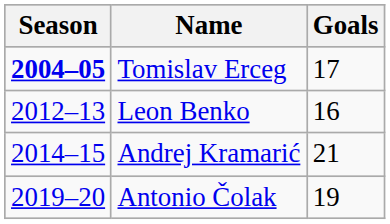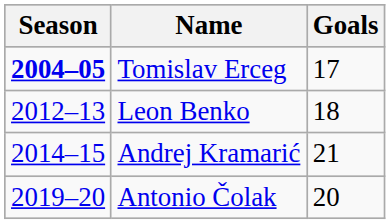(326, 111) 16 -> (326, 111) 18
(326, 196) 19 -> (326, 196) 20
